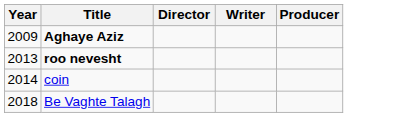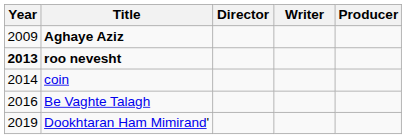(23, 58) normal -> (23, 58) bold
(23, 101) 2018 -> (23, 101) 2016
+ row: (127, 123)
